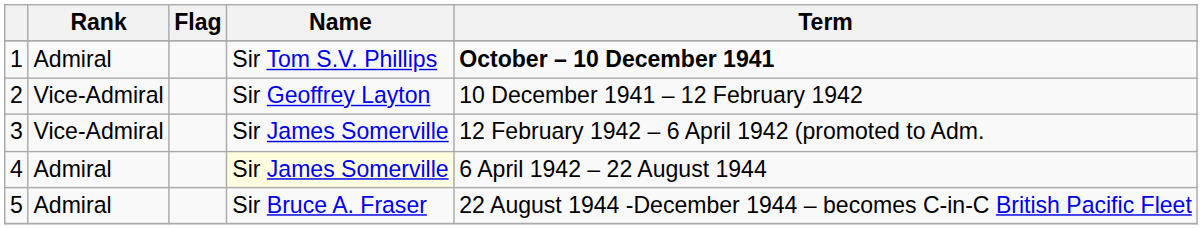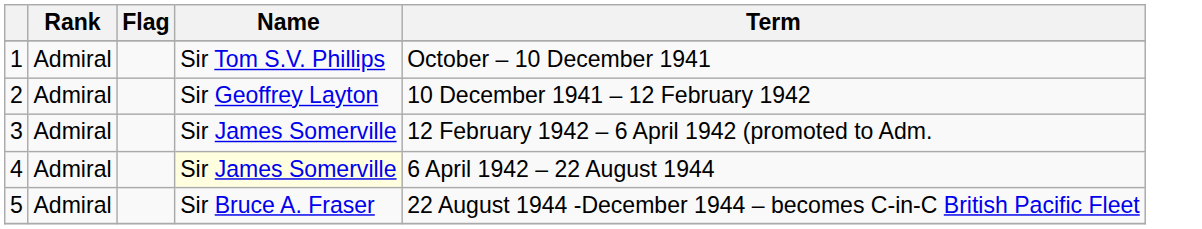(617, 59) bold -> (559, 59) normal
(99, 95) Vice-Admiral -> (73, 95) Admiral
(99, 132) Vice-Admiral -> (73, 132) Admiral
